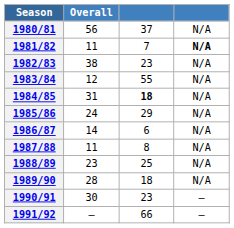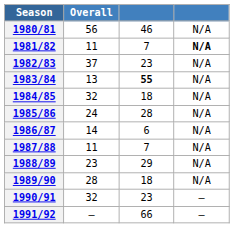(147, 30) 37 -> (147, 30) 46
(92, 63) 38 -> (92, 63) 37
(92, 80) 12 -> (92, 80) 13
(147, 80) normal -> (147, 80) bold
(92, 97) 31 -> (92, 97) 32
(147, 97) bold -> (147, 97) normal
(147, 114) 29 -> (147, 114) 28
(147, 147) 8 -> (147, 147) 7
(147, 164) 25 -> (147, 164) 29
(92, 198) 30 -> (92, 198) 32
